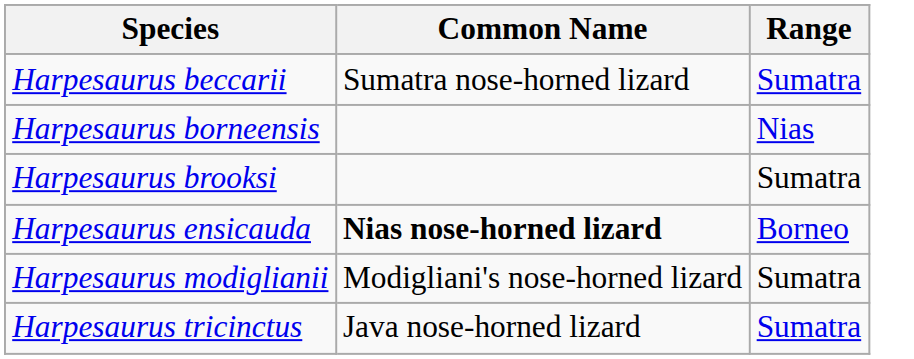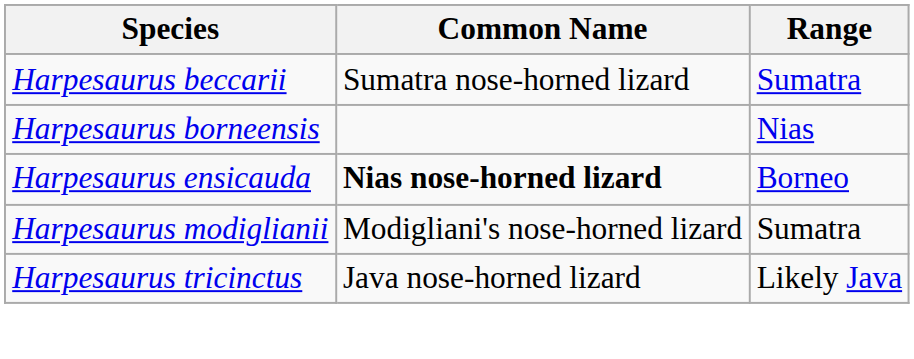- row: (144, 178)
(809, 327) Sumatra -> (829, 278) Likely Java
